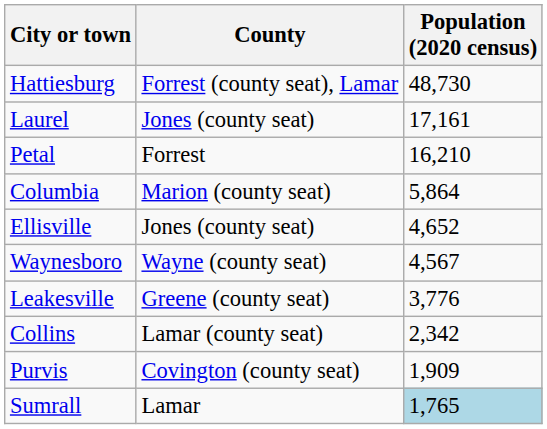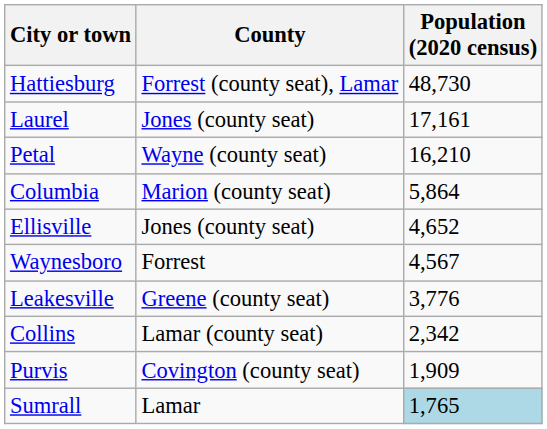(173, 155) Forrest -> (234, 155) Wayne (county seat)
(234, 262) Wayne (county seat) -> (173, 262) Forrest
